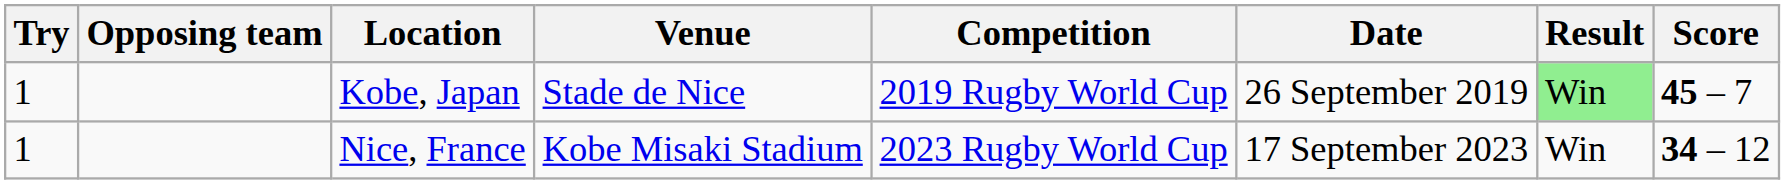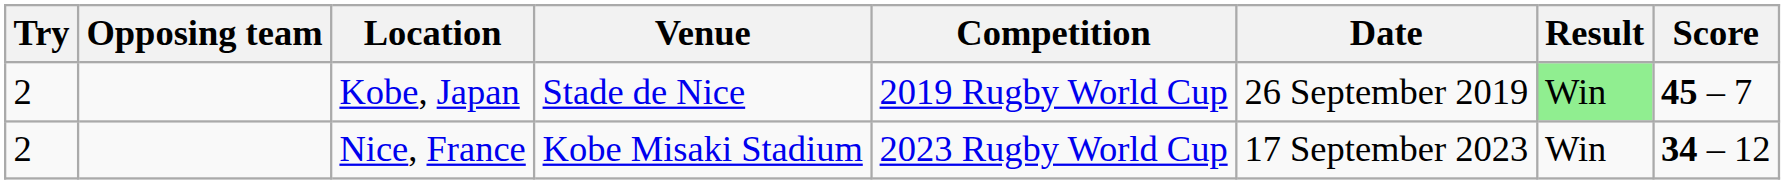(23, 91) 1 -> (23, 91) 2
(23, 149) 1 -> (23, 149) 2
